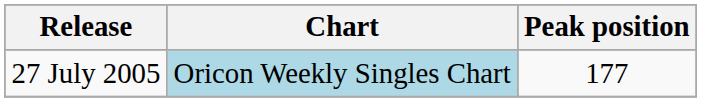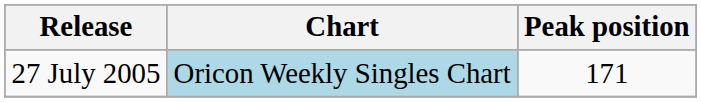(607, 73) 177 -> (607, 73) 171
